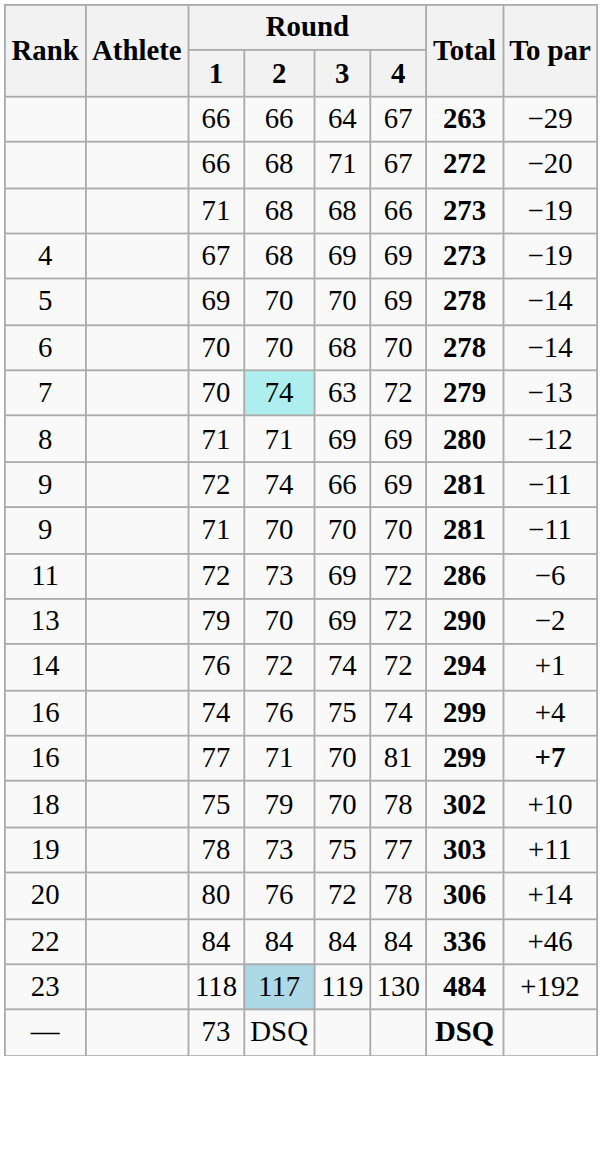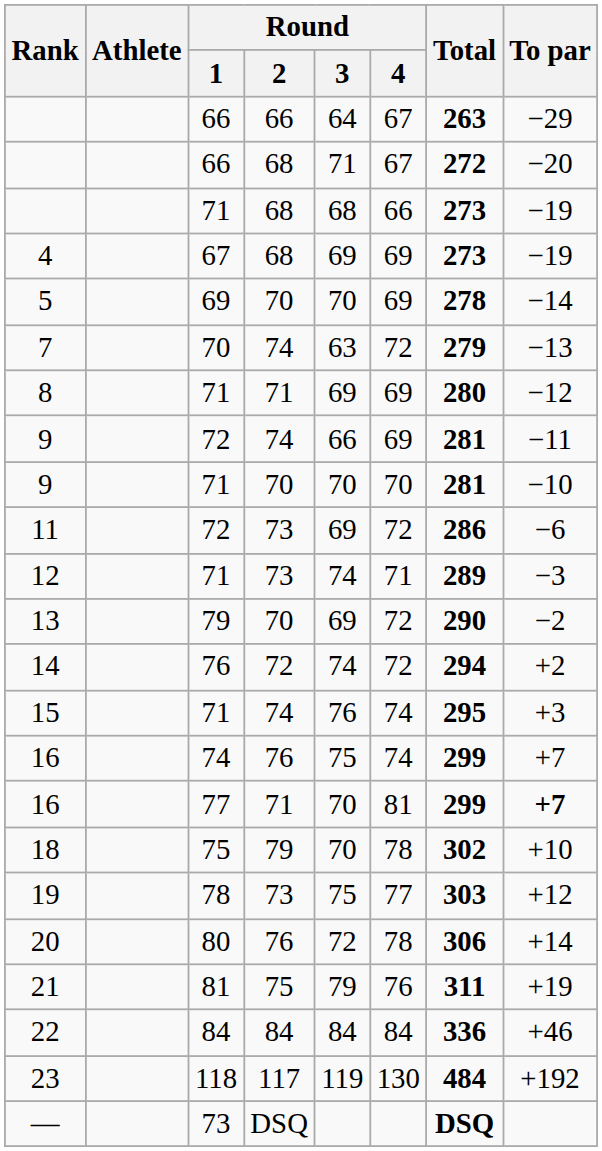- row: (45, 347)
(279, 392) paleturquoise background -> (279, 347) no background
(550, 529) −11 -> (550, 484) −10
+ row: (45, 575)
(550, 666) +1 -> (550, 666) +2
+ row: (45, 712)
(550, 712) +4 -> (550, 758) +7
(550, 849) +11 -> (550, 895) +12
+ row: (45, 986)
(279, 986) lightblue background -> (279, 1077) no background
